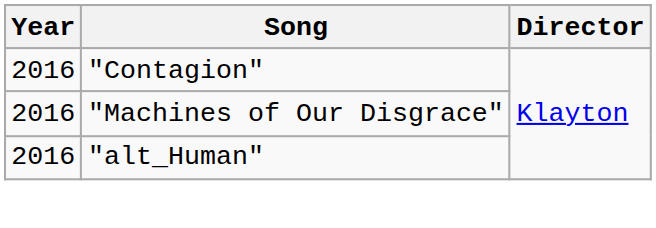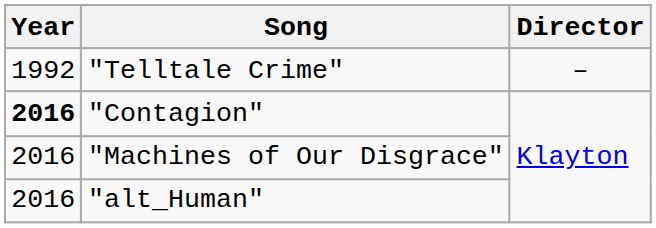+ row: (216, 70)
(43, 70) normal -> (43, 114) bold
